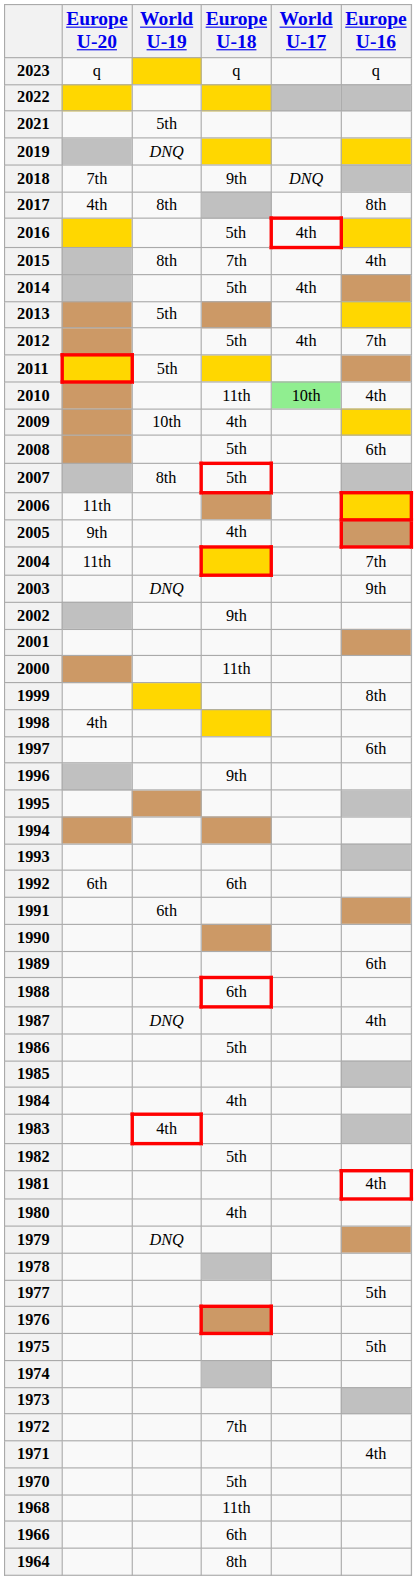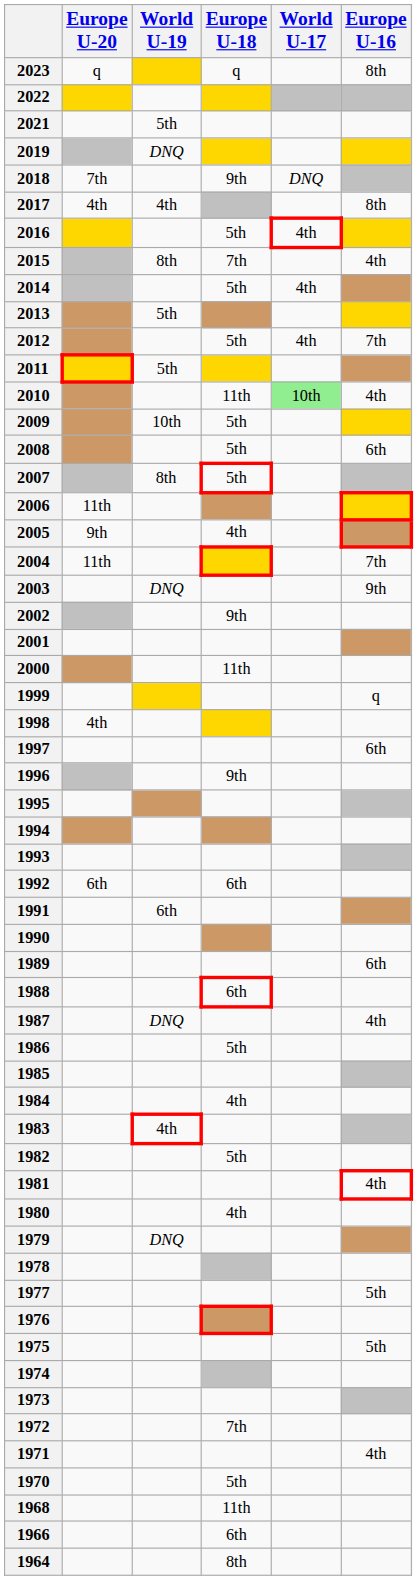(376, 71) q -> (376, 71) 8th
(167, 205) 8th -> (167, 205) 4th
(236, 422) 4th -> (236, 422) 5th
(376, 696) 8th -> (376, 696) q
